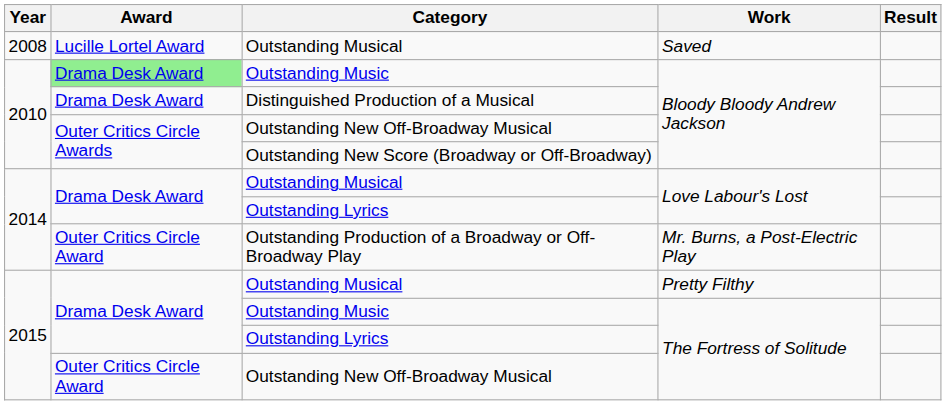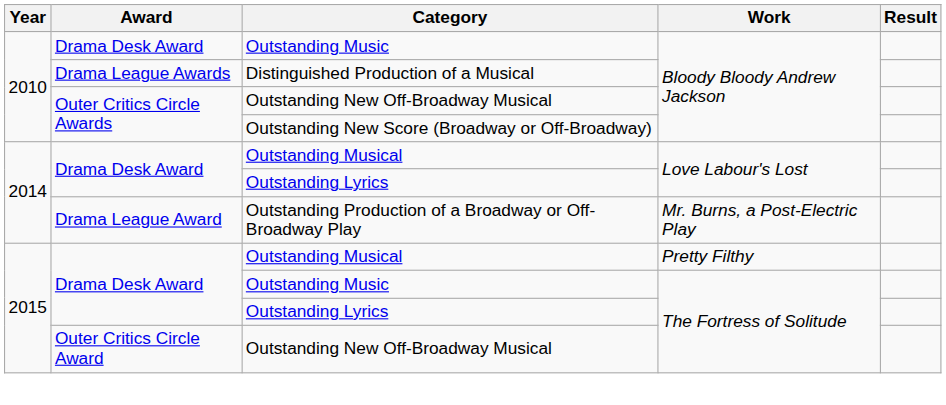- row: (324, 45)
(129, 73) lightgreen background -> (129, 45) no background
(129, 100) Drama Desk Award -> (143, 73) Drama League Awards
(127, 247) Outer Critics Circle Award -> (138, 219) Drama League Award
